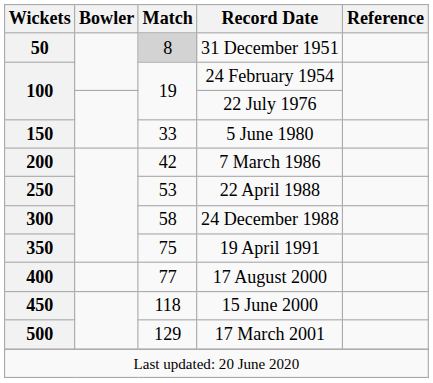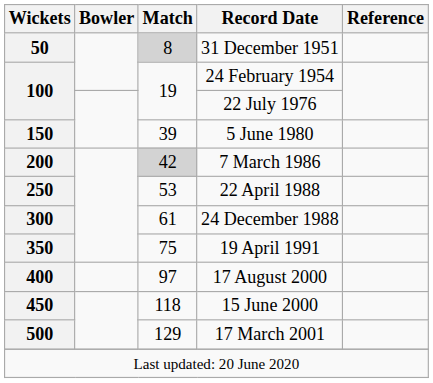(168, 133) 33 -> (168, 133) 39
(168, 162) no background -> (168, 162) lightgrey background
(168, 219) 58 -> (168, 219) 61
(168, 276) 77 -> (168, 276) 97
